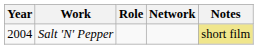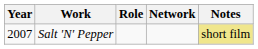(20, 34) 2004 -> (20, 34) 2007
